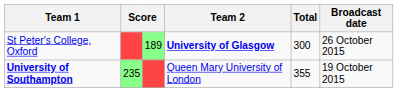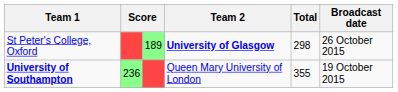(302, 46) 300 -> (302, 46) 298
(132, 73) 235 -> (132, 73) 236
